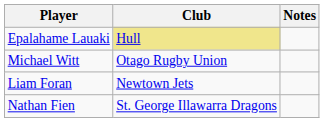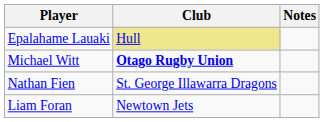(172, 61) normal -> (175, 61) bold
rows swapped: (40, 83) <-> (41, 106)
